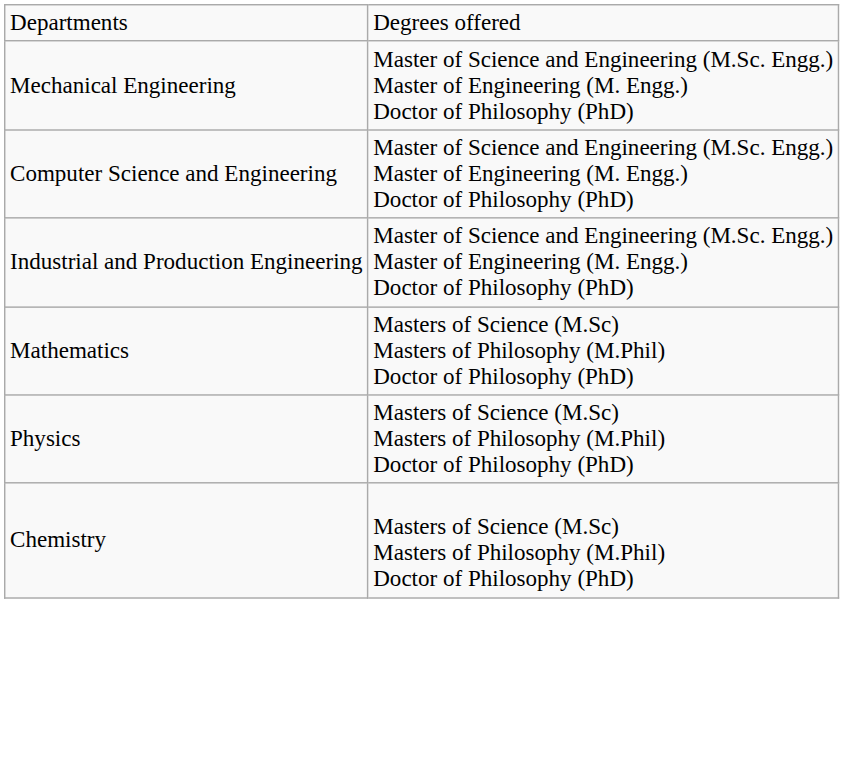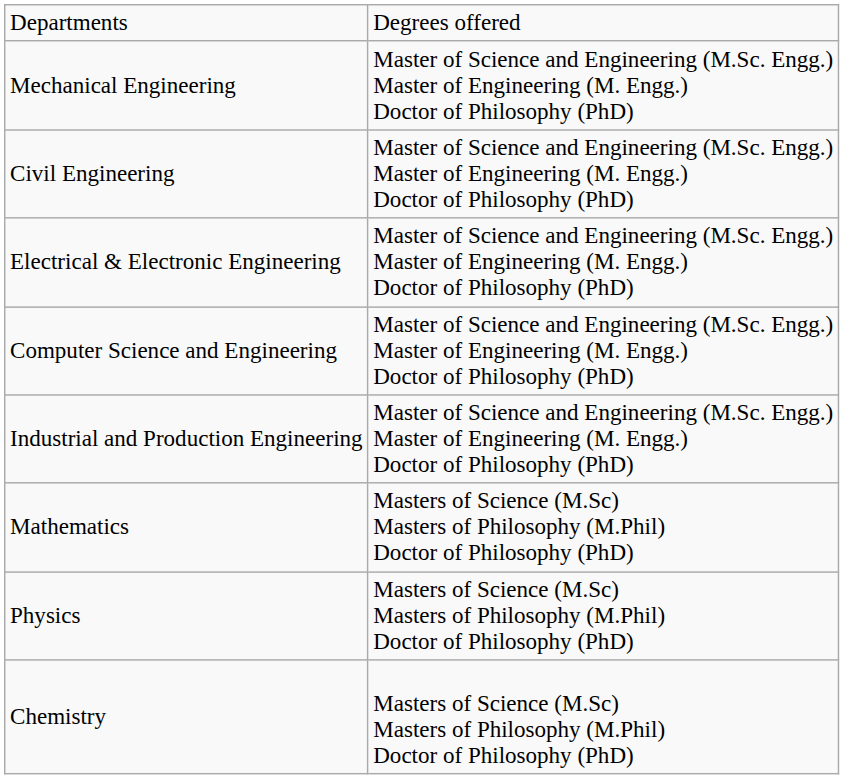+ row: (92, 173)
+ row: (175, 261)
